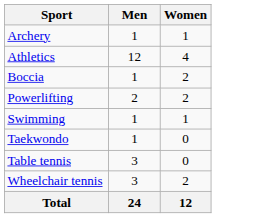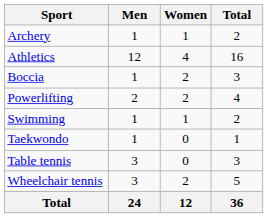+ column: (237, 14)
